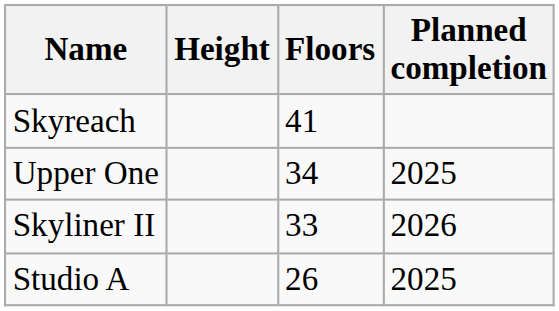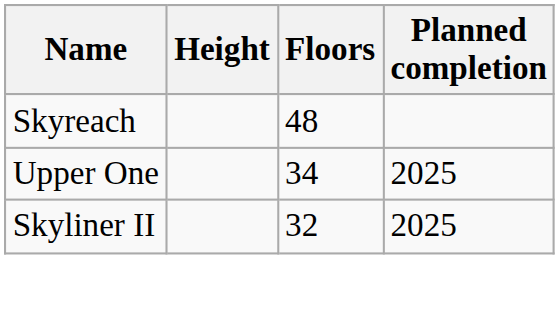(302, 120) 41 -> (302, 120) 48
(302, 225) 33 -> (302, 225) 32
(424, 225) 2026 -> (424, 225) 2025
- row: (71, 278)
